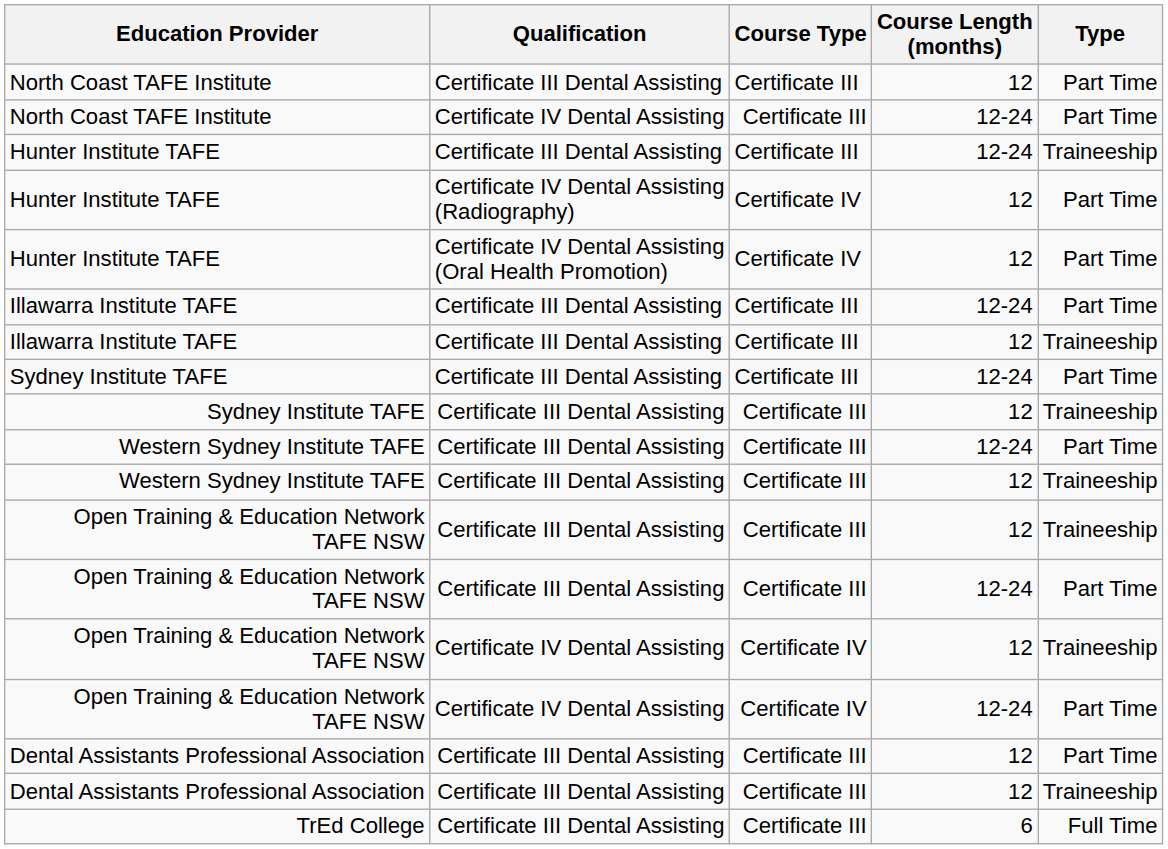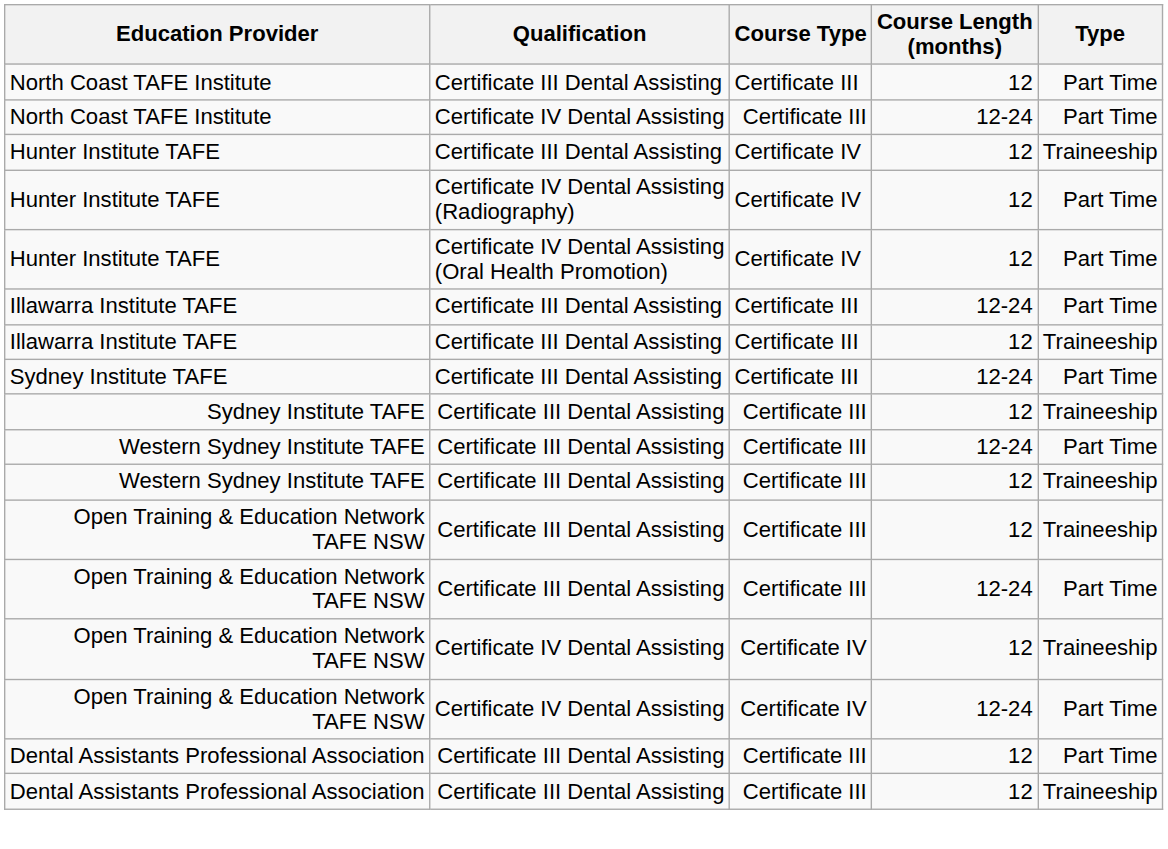(797, 151) Certificate III -> (798, 151) Certificate IV
(1004, 151) 12-24 -> (1020, 151) 12
- row: (361, 826)
